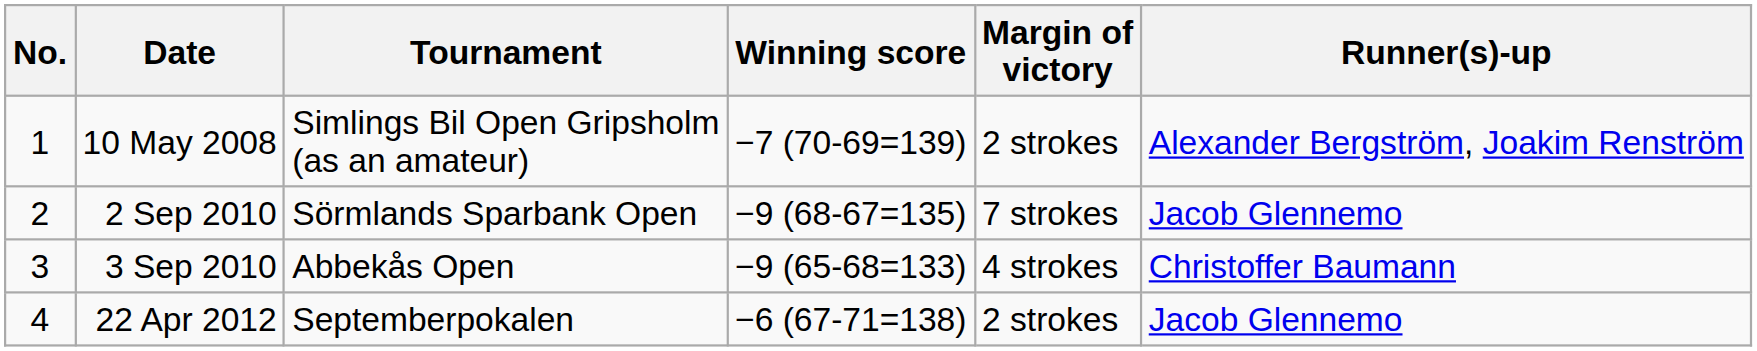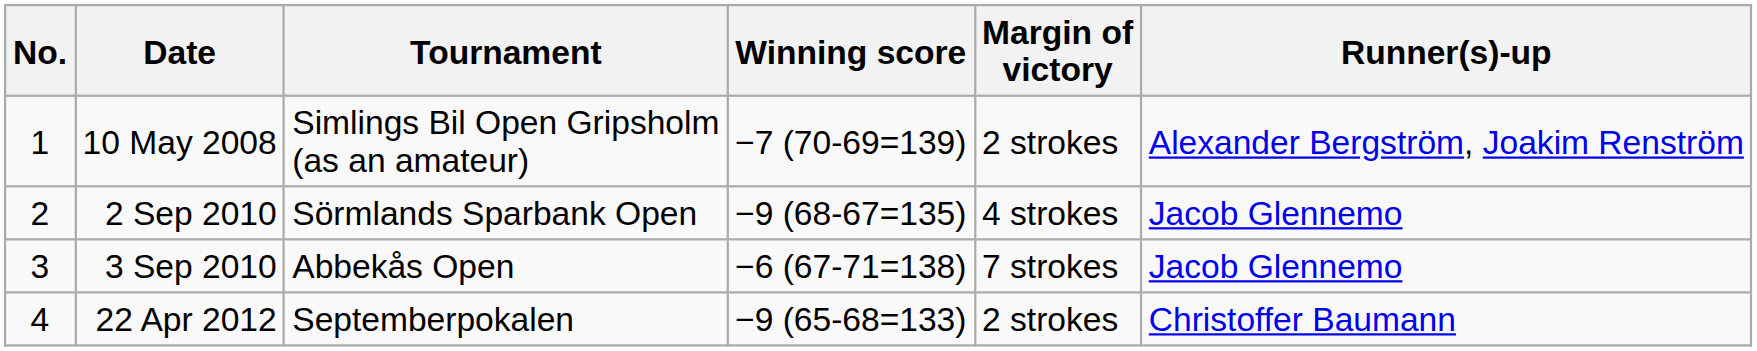(1050, 213) 7 strokes -> (1050, 213) 4 strokes
(851, 267) −9 (65-68=133) -> (851, 267) −6 (67-71=138)
(1050, 267) 4 strokes -> (1050, 267) 7 strokes
(1302, 267) Christoffer Baumann -> (1276, 267) Jacob Glennemo
(851, 320) −6 (67-71=138) -> (851, 320) −9 (65-68=133)
(1276, 320) Jacob Glennemo -> (1302, 320) Christoffer Baumann
